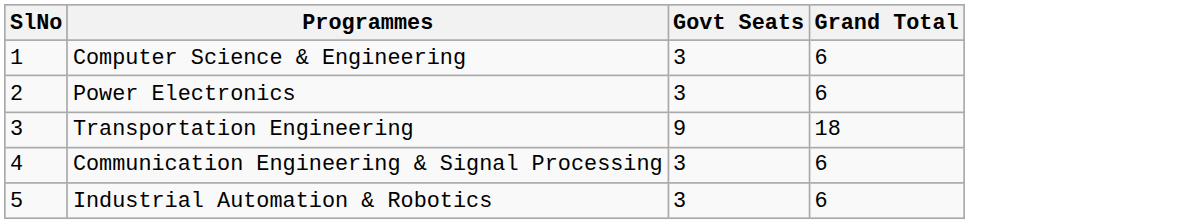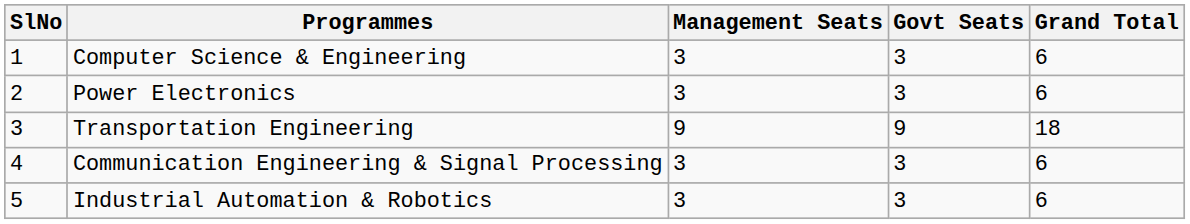+ column: (778, 23)
